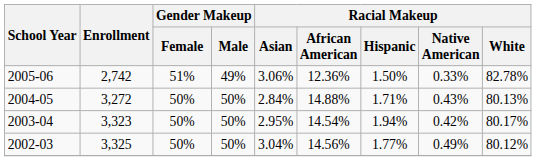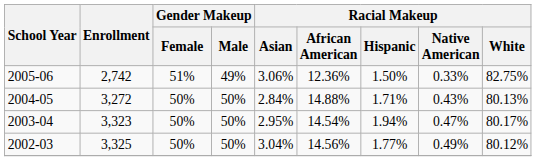(507, 77) 82.78% -> (507, 77) 82.75%
(451, 122) 0.42% -> (451, 122) 0.47%
